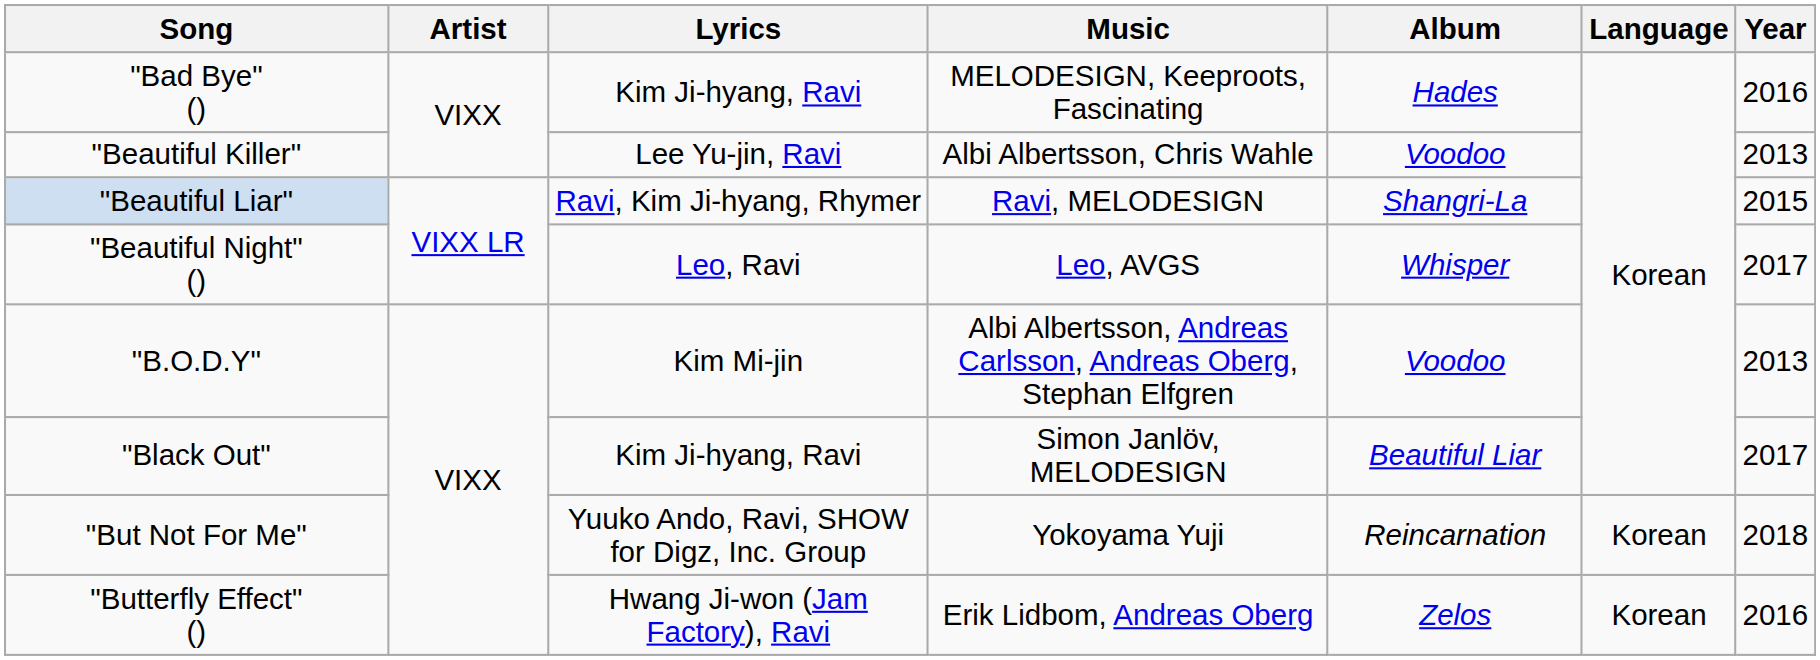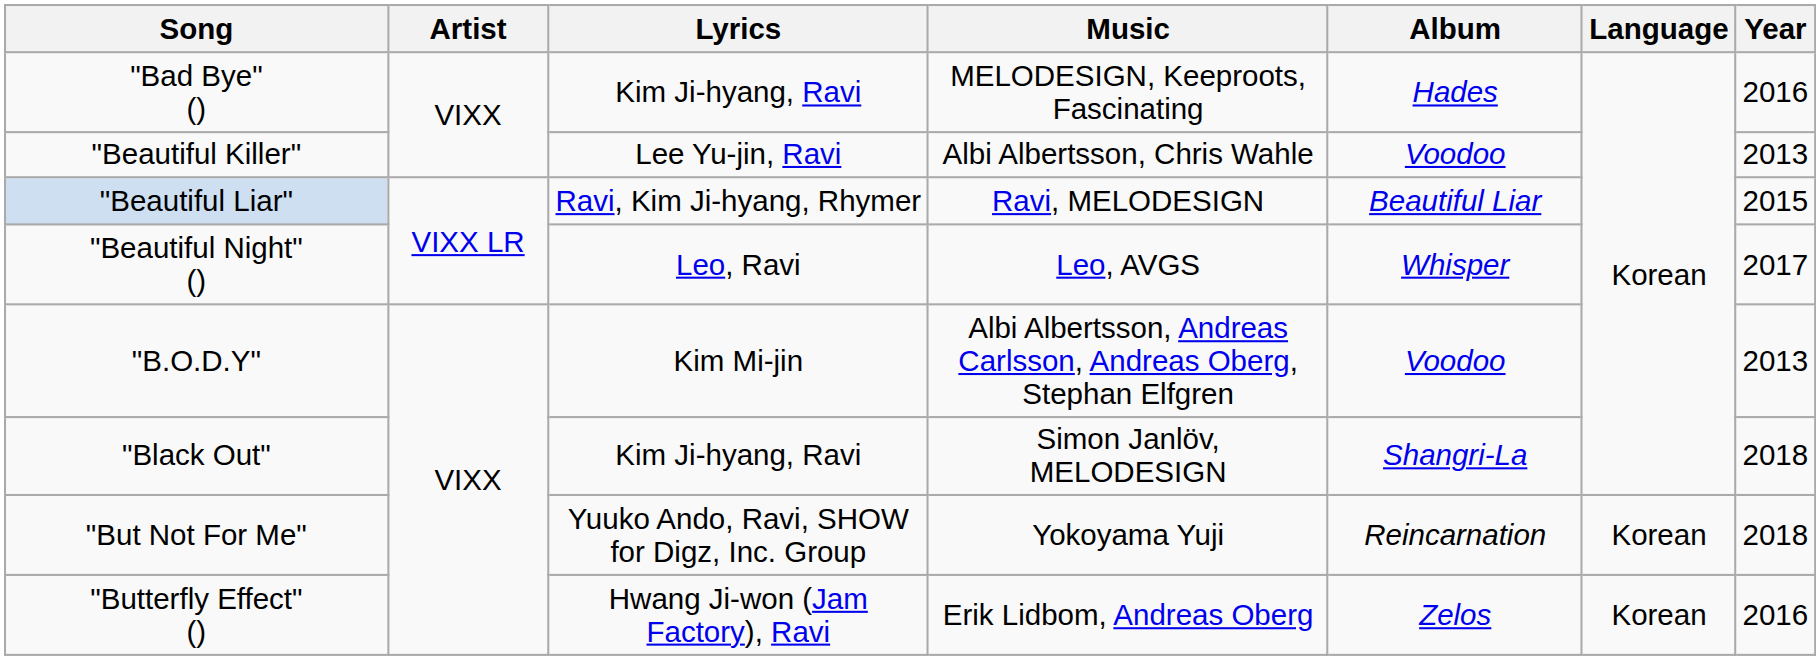(1455, 201) Shangri-La -> (1455, 201) Beautiful Liar
(1455, 456) Beautiful Liar -> (1455, 456) Shangri-La
(1775, 456) 2017 -> (1775, 456) 2018
